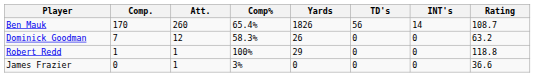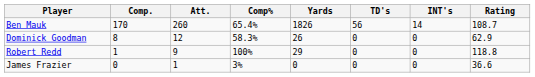(115, 38) 7 -> (115, 38) 8
(482, 38) 63.2 -> (482, 38) 62.9
(175, 52) 1 -> (175, 52) 9
